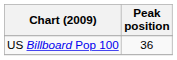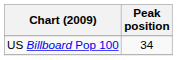(147, 45) 36 -> (147, 45) 34
